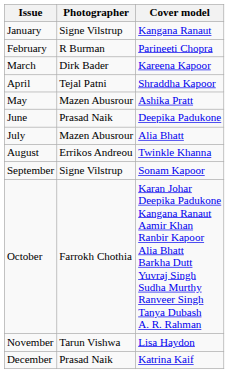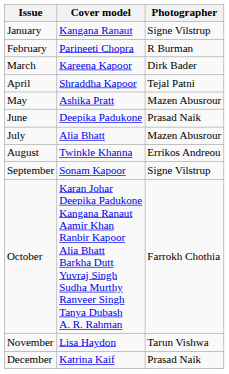columns swapped: (180, 13) <-> (96, 13)
